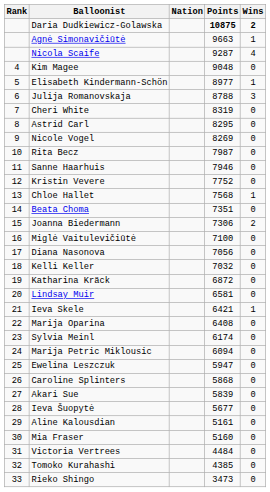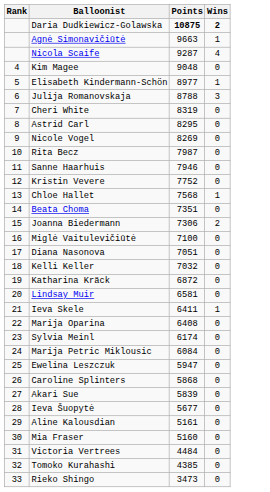- column: (187, 11)
(223, 253) 7056 -> (187, 253) 7051
(223, 310) 6421 -> (187, 310) 6411
(223, 352) 6094 -> (187, 352) 6084
